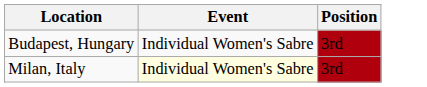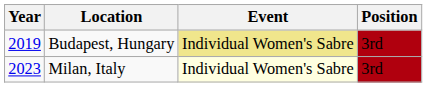+ column: (25, 17)
(228, 43) no background -> (268, 43) khaki background
